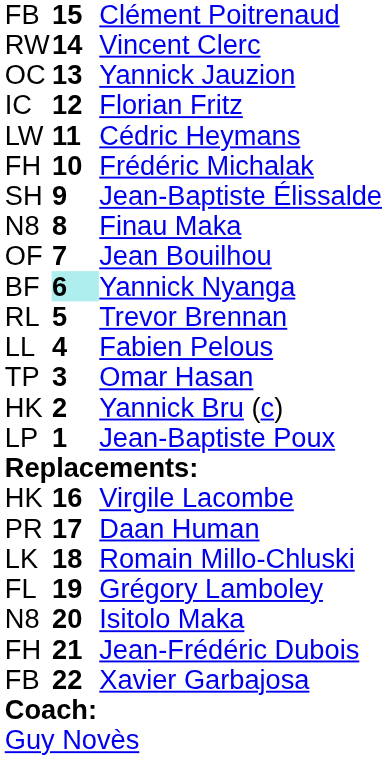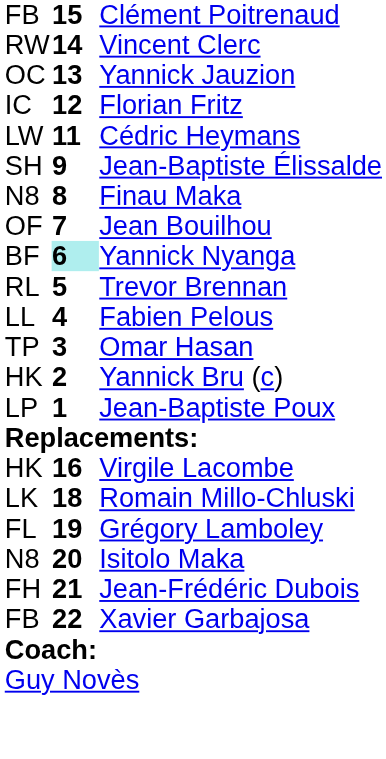- row: (207, 165)
- row: (179, 528)
